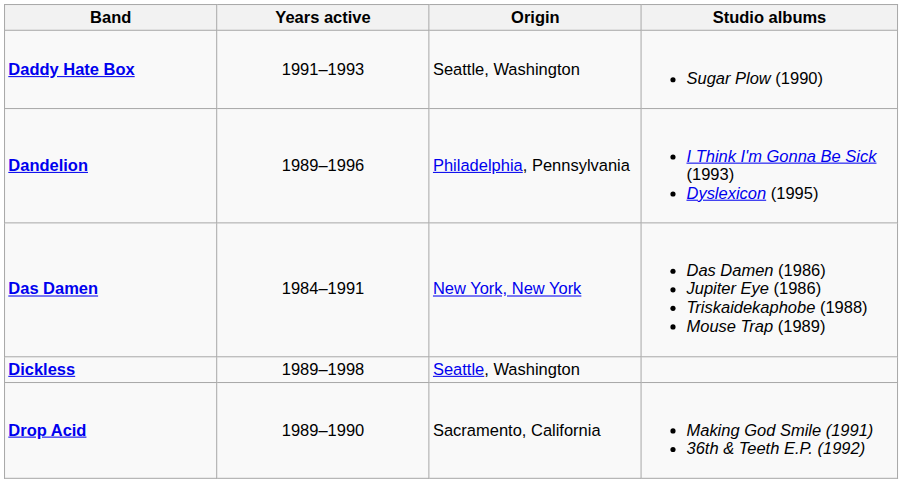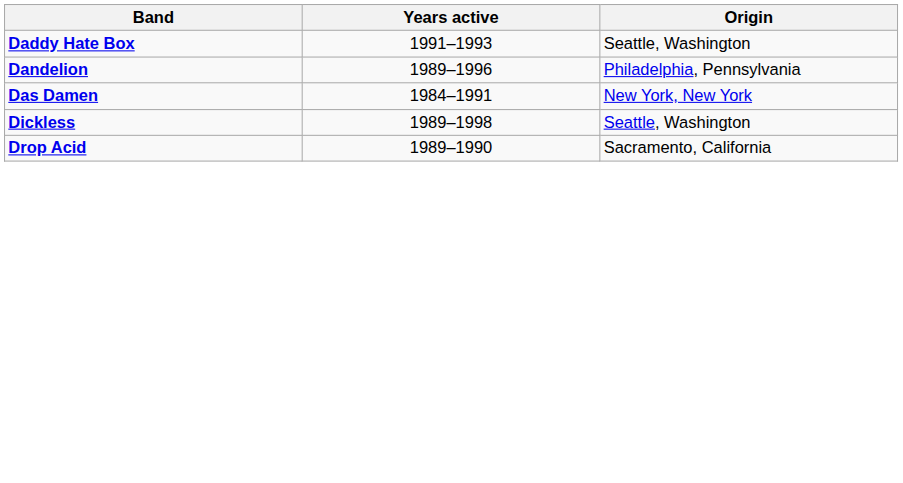- column: (770, 17)
